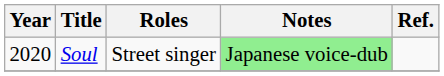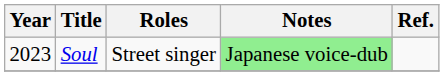(30, 53) 2020 -> (30, 53) 2023
